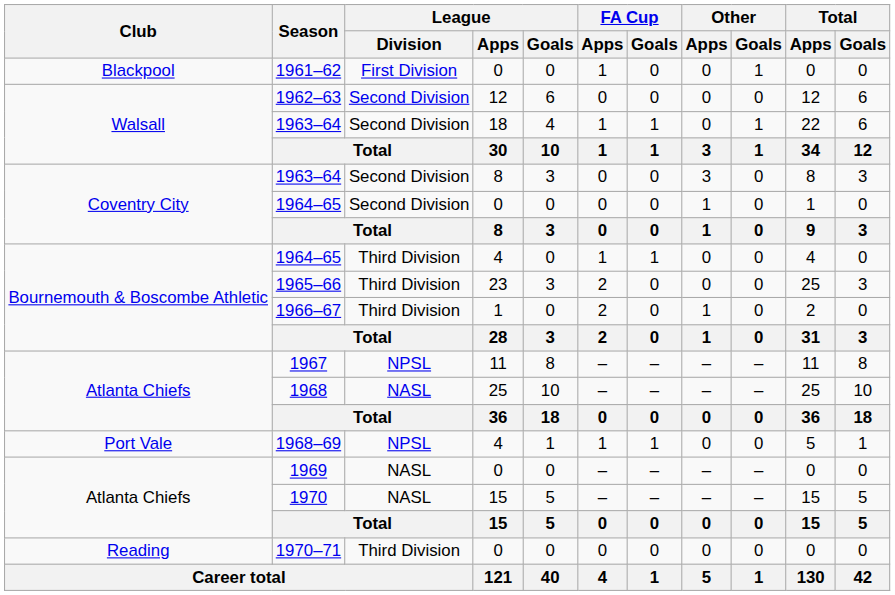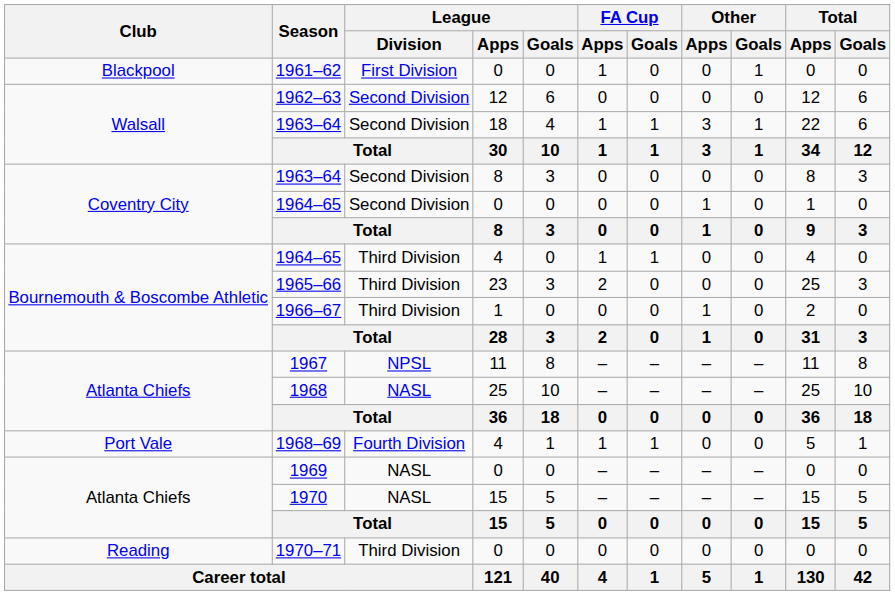(706, 124) 0 -> (706, 124) 3
(706, 177) 3 -> (706, 177) 0
(602, 310) 2 -> (602, 310) 0
(409, 444) NPSL -> (409, 444) Fourth Division
